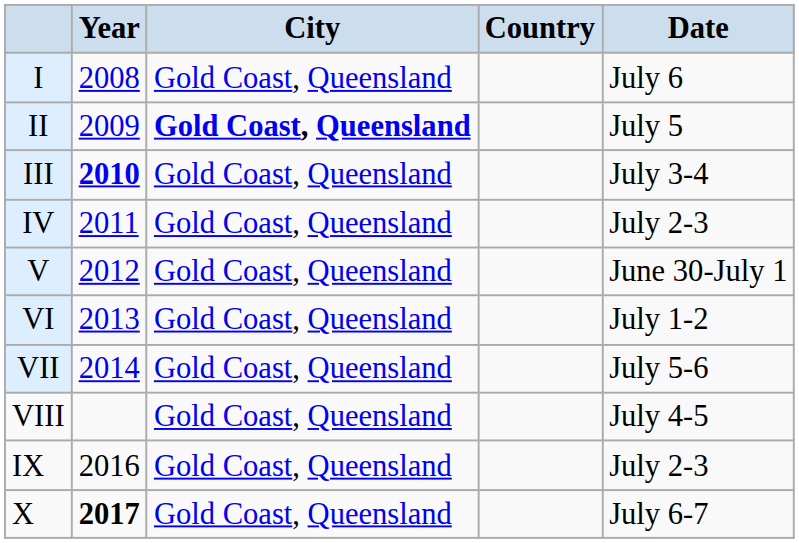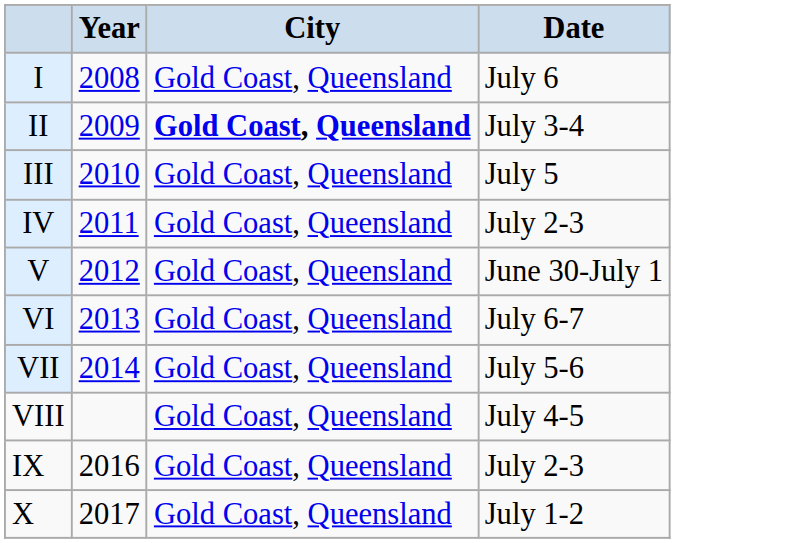- column: (540, 28)
(646, 125) July 5 -> (534, 125) July 3-4
(109, 174) bold -> (109, 174) normal
(659, 174) July 3-4 -> (522, 174) July 5
(659, 319) July 1-2 -> (534, 319) July 6-7
(109, 513) bold -> (109, 513) normal
(659, 513) July 6-7 -> (534, 513) July 1-2
